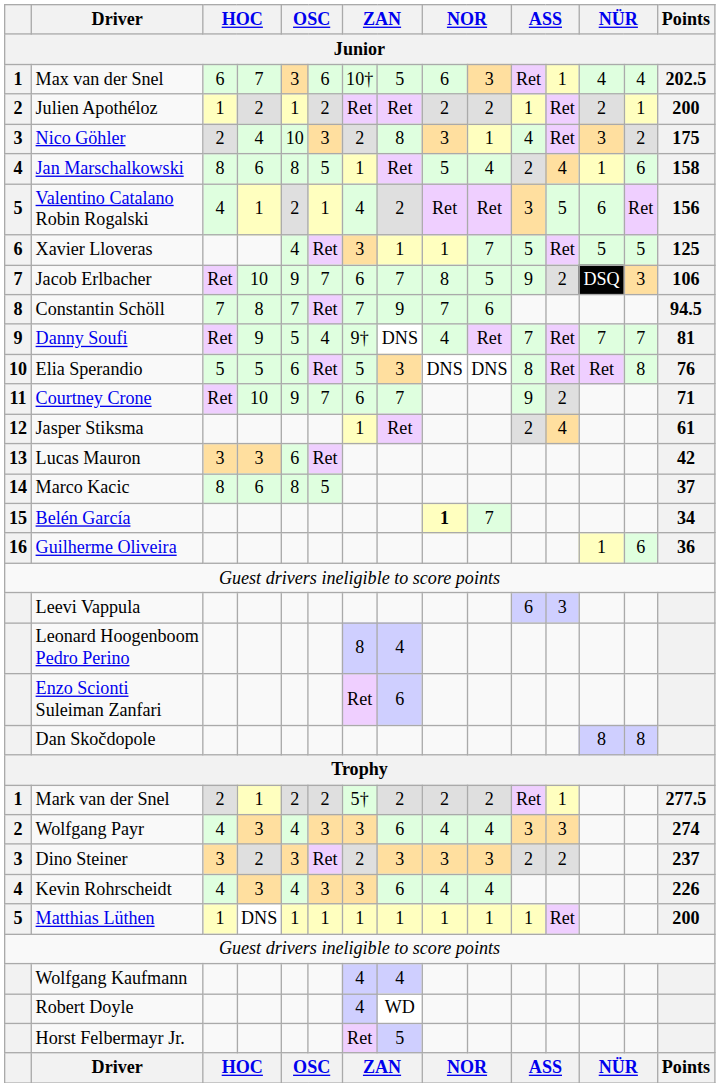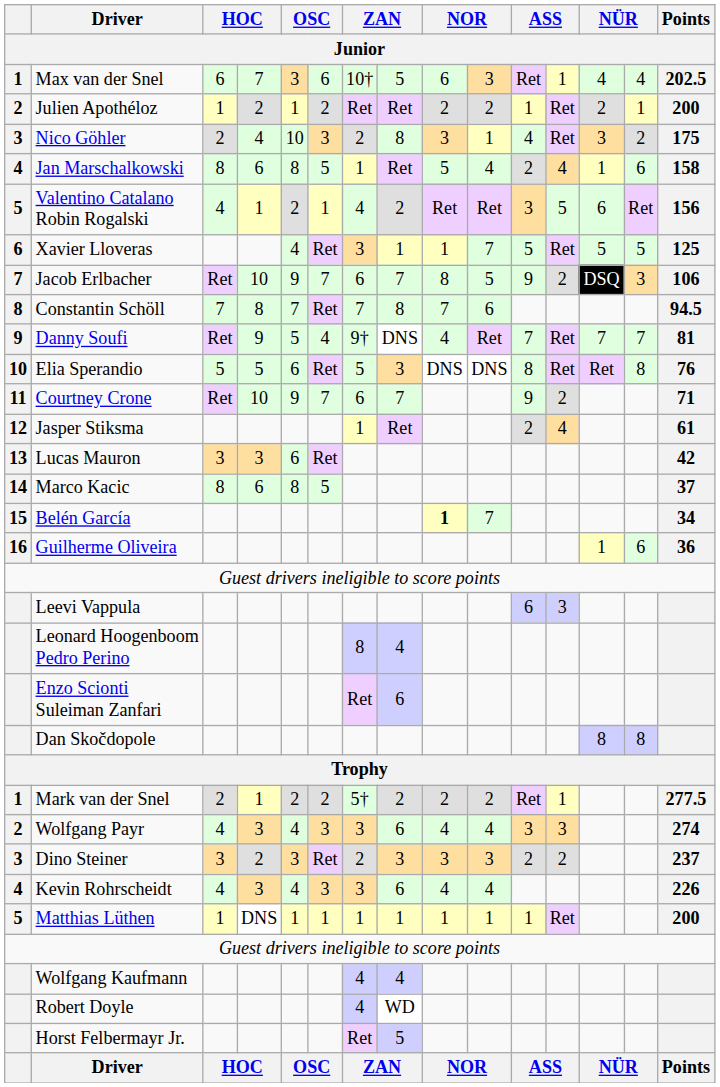(400, 308) 9 -> (400, 308) 8
